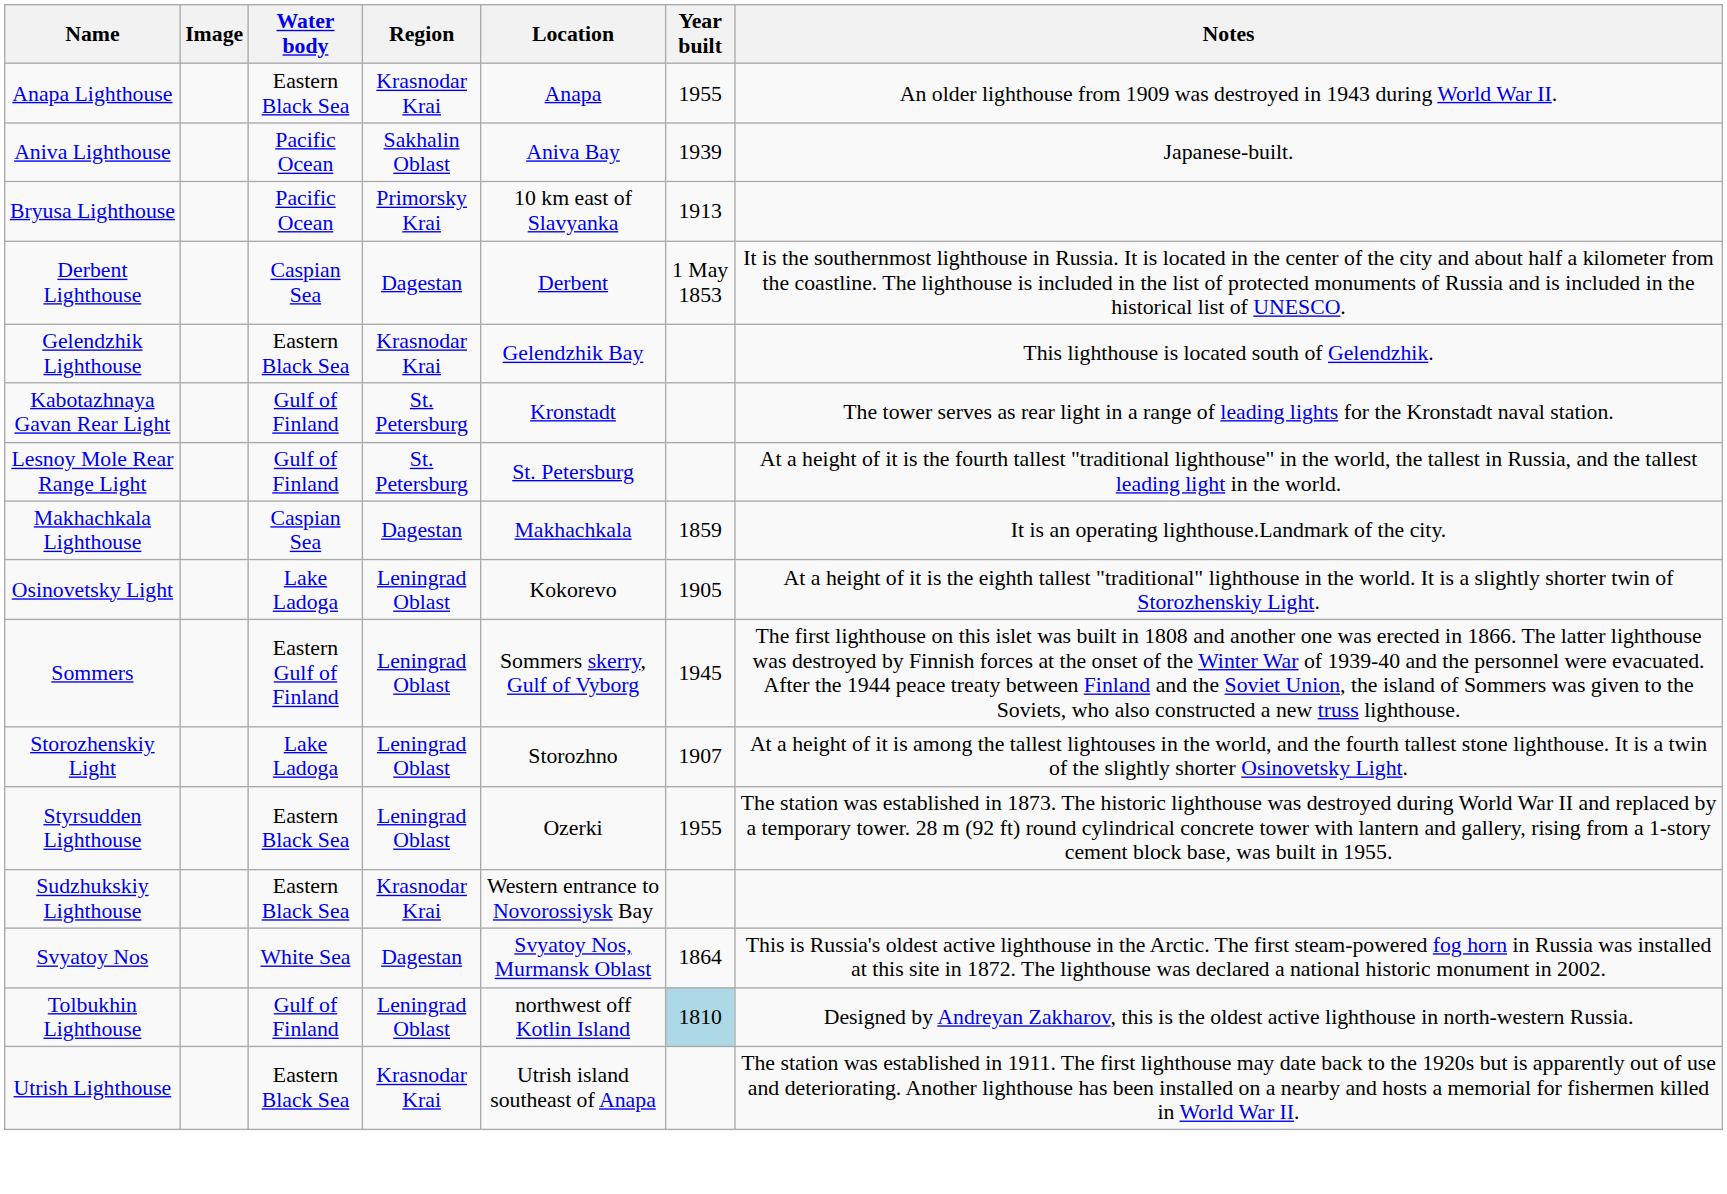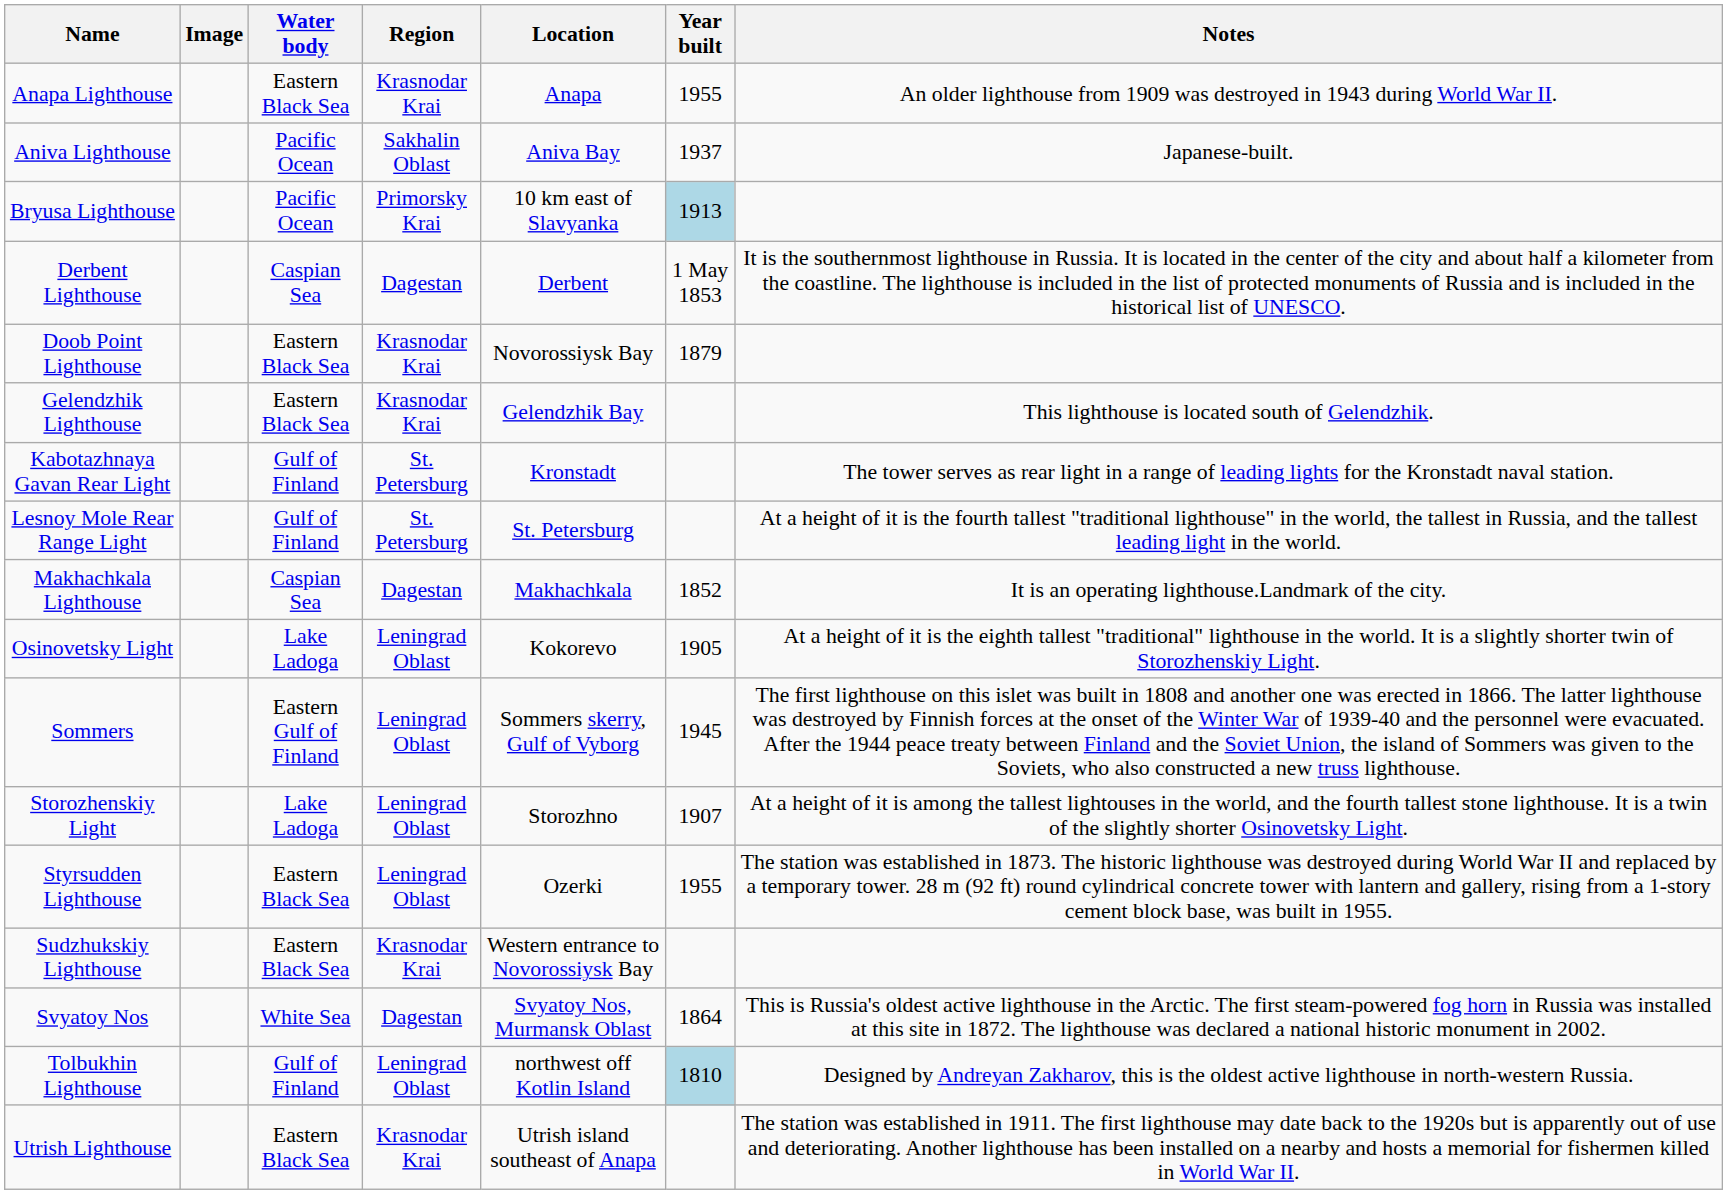(700, 151) 1939 -> (700, 151) 1937
(700, 210) no background -> (700, 210) lightblue background
+ row: (92, 353)
(700, 530) 1859 -> (700, 589) 1852
